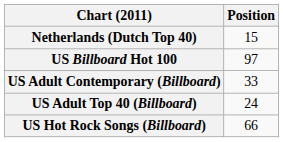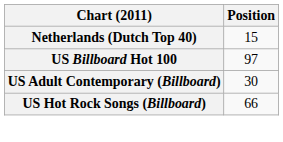(251, 81) 33 -> (251, 81) 30
- row: (114, 103)
